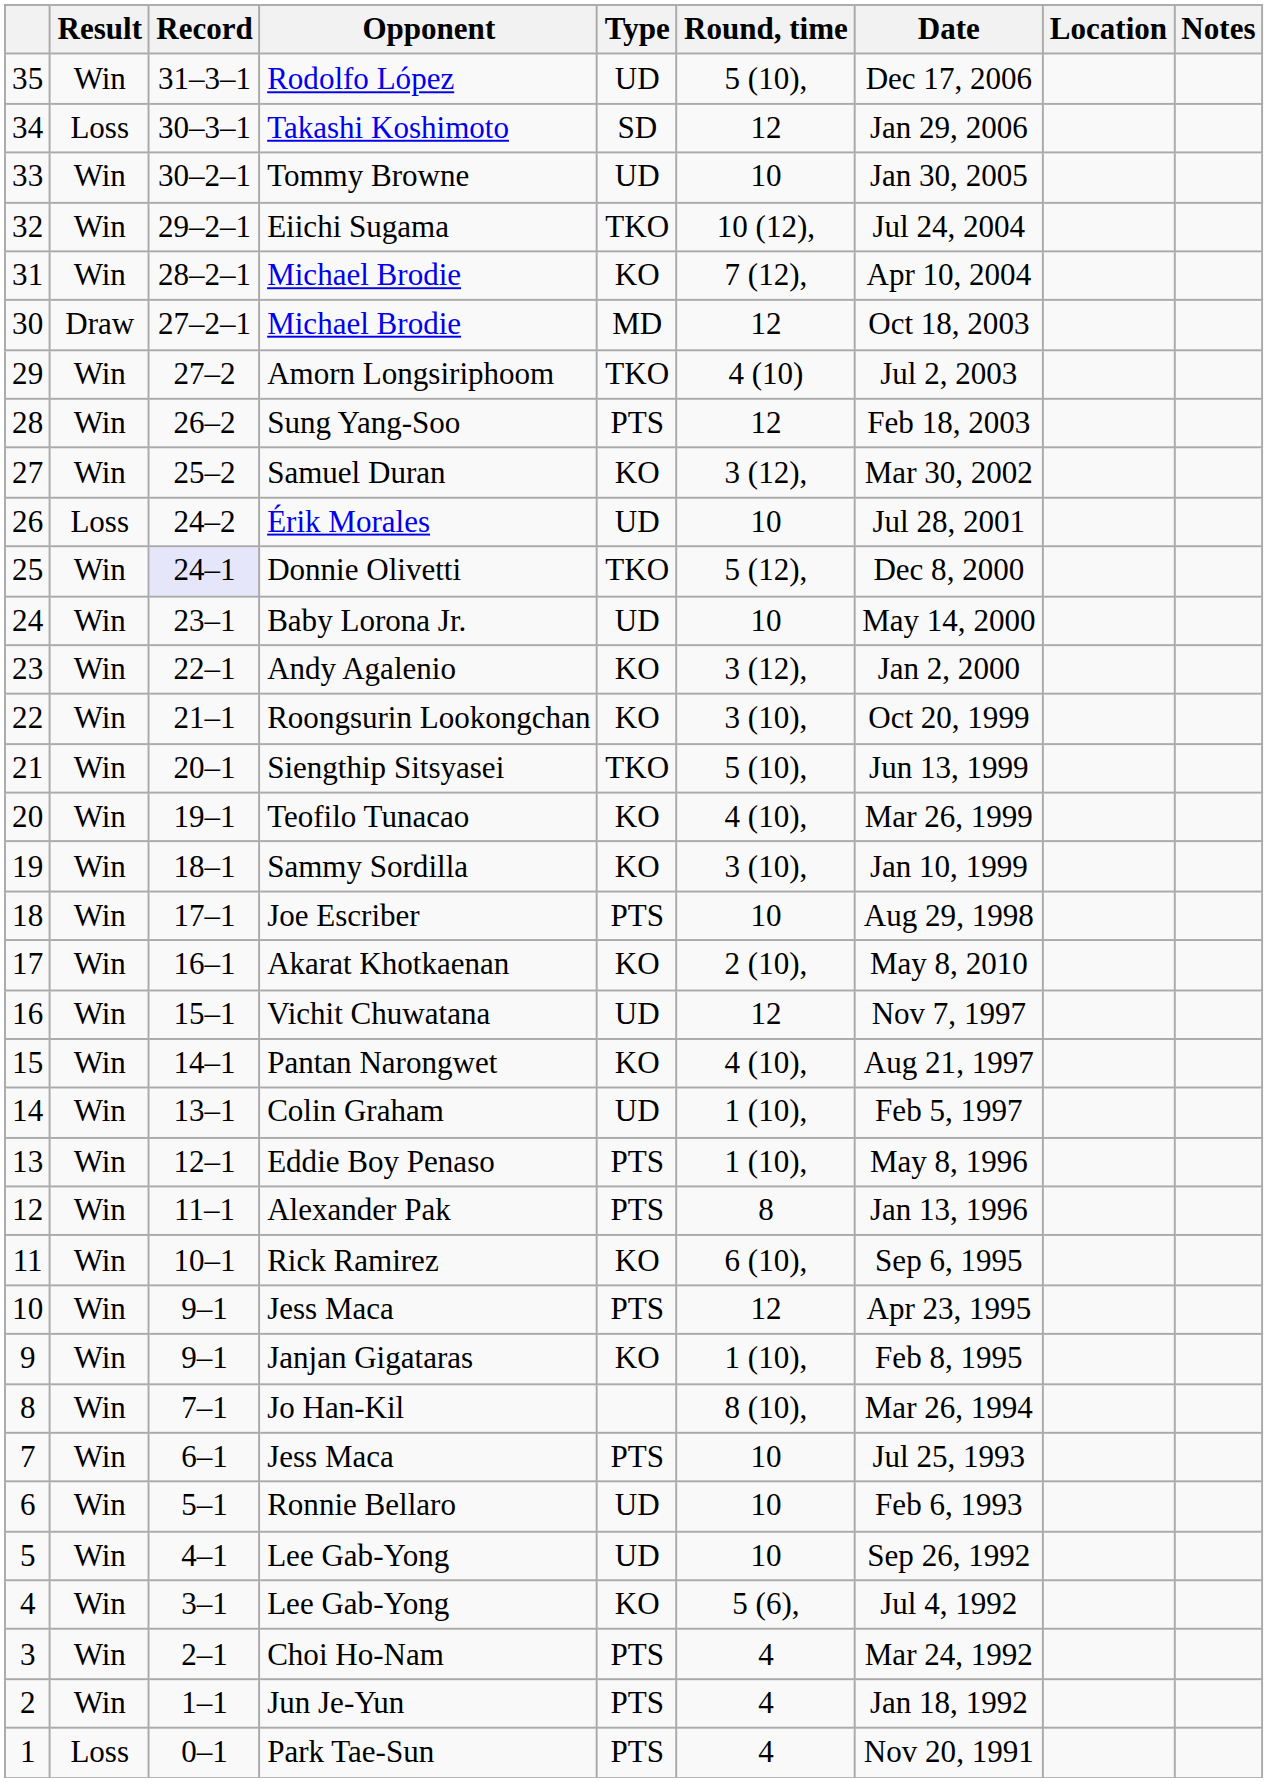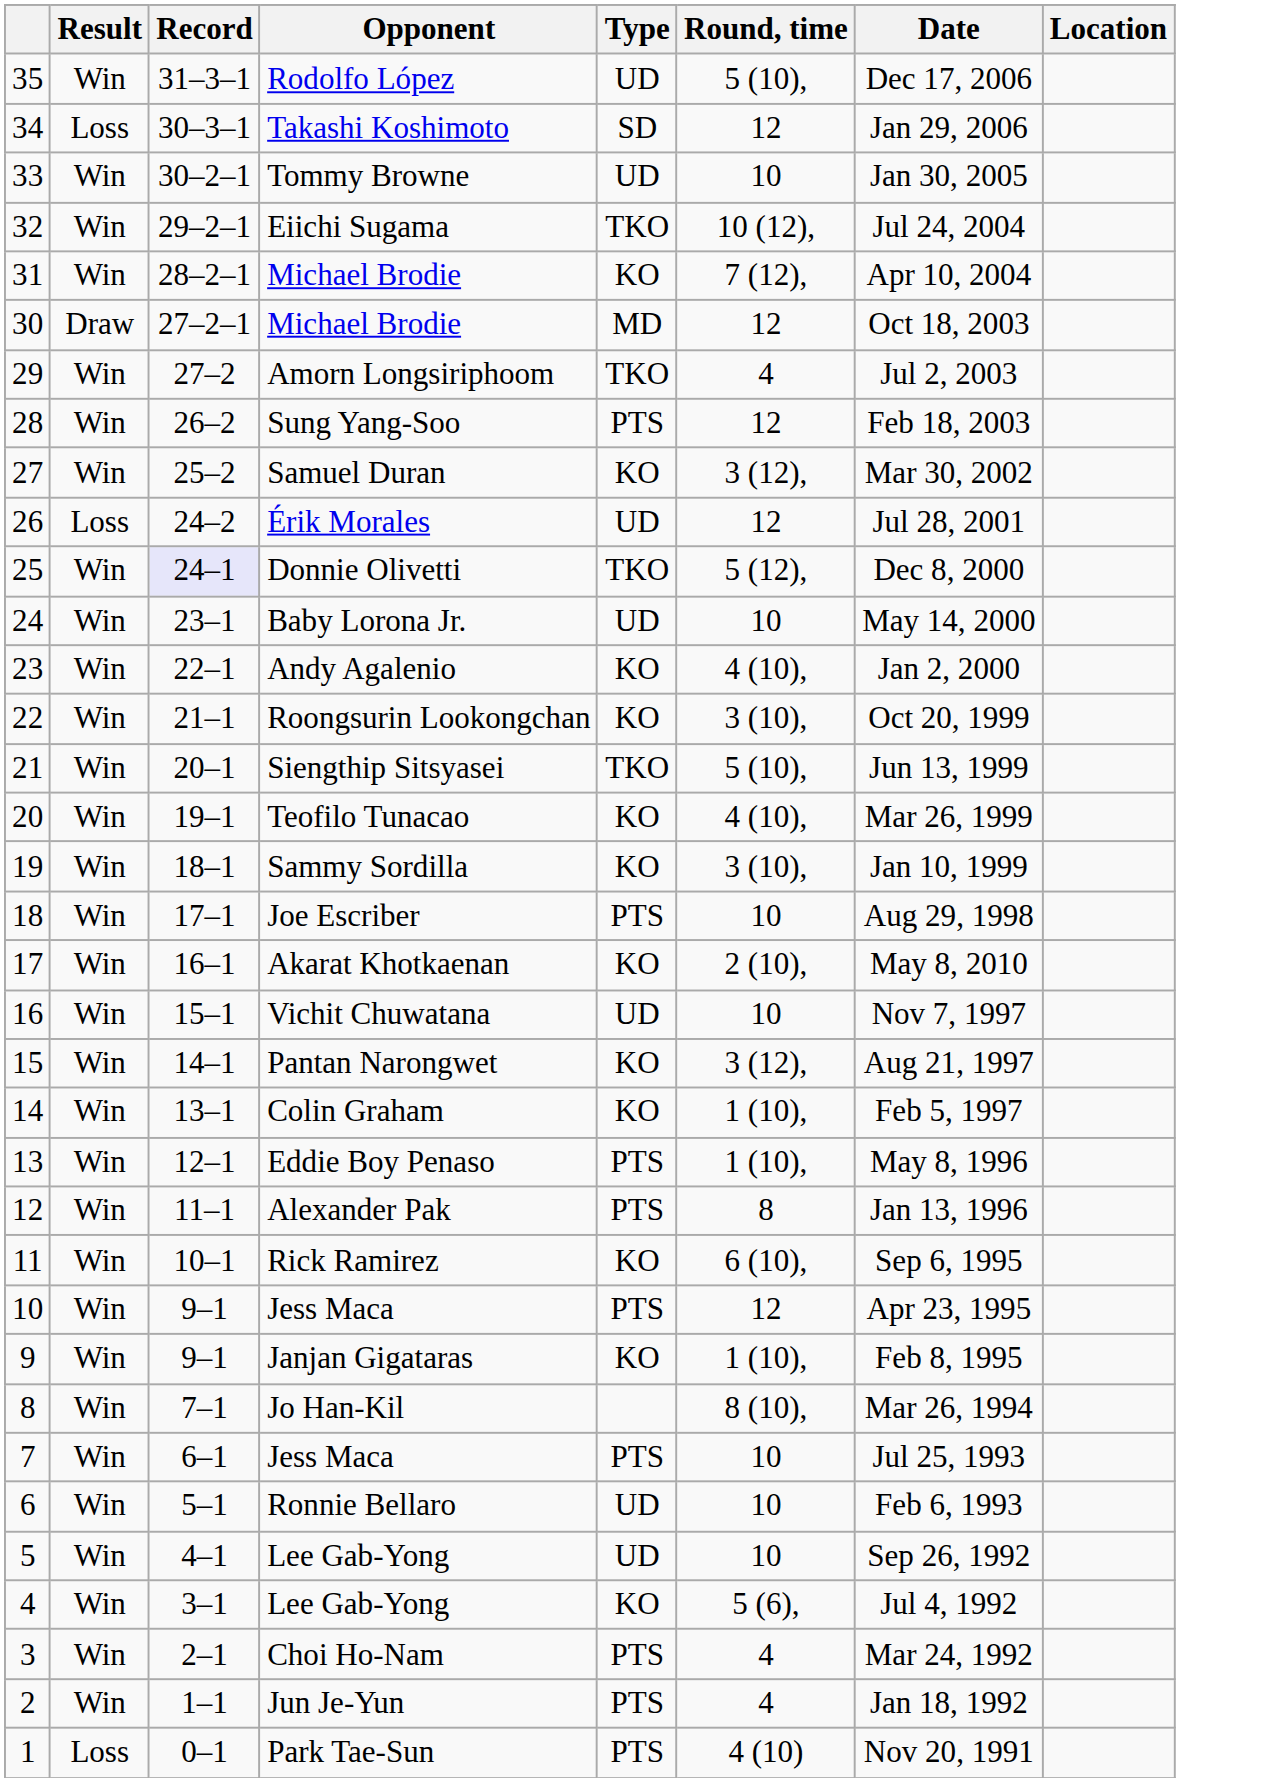- column: (1218, 29)
(766, 373) 4 (10) -> (766, 373) 4
(766, 521) 10 -> (766, 521) 12
(766, 669) 3 (12), -> (766, 669) 4 (10),
(766, 1013) 12 -> (766, 1013) 10
(766, 1062) 4 (10), -> (766, 1062) 3 (12),
(637, 1112) UD -> (637, 1112) KO
(766, 1752) 4 -> (766, 1752) 4 (10)
